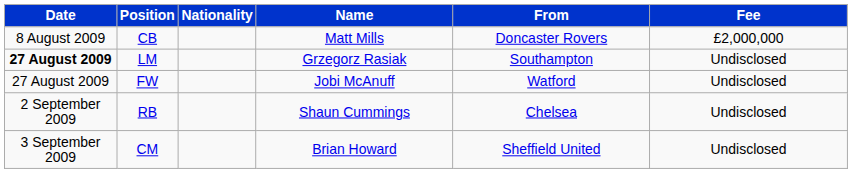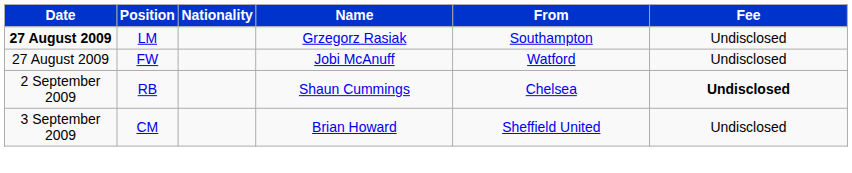- row: (147, 38)
(749, 112) normal -> (748, 90) bold
